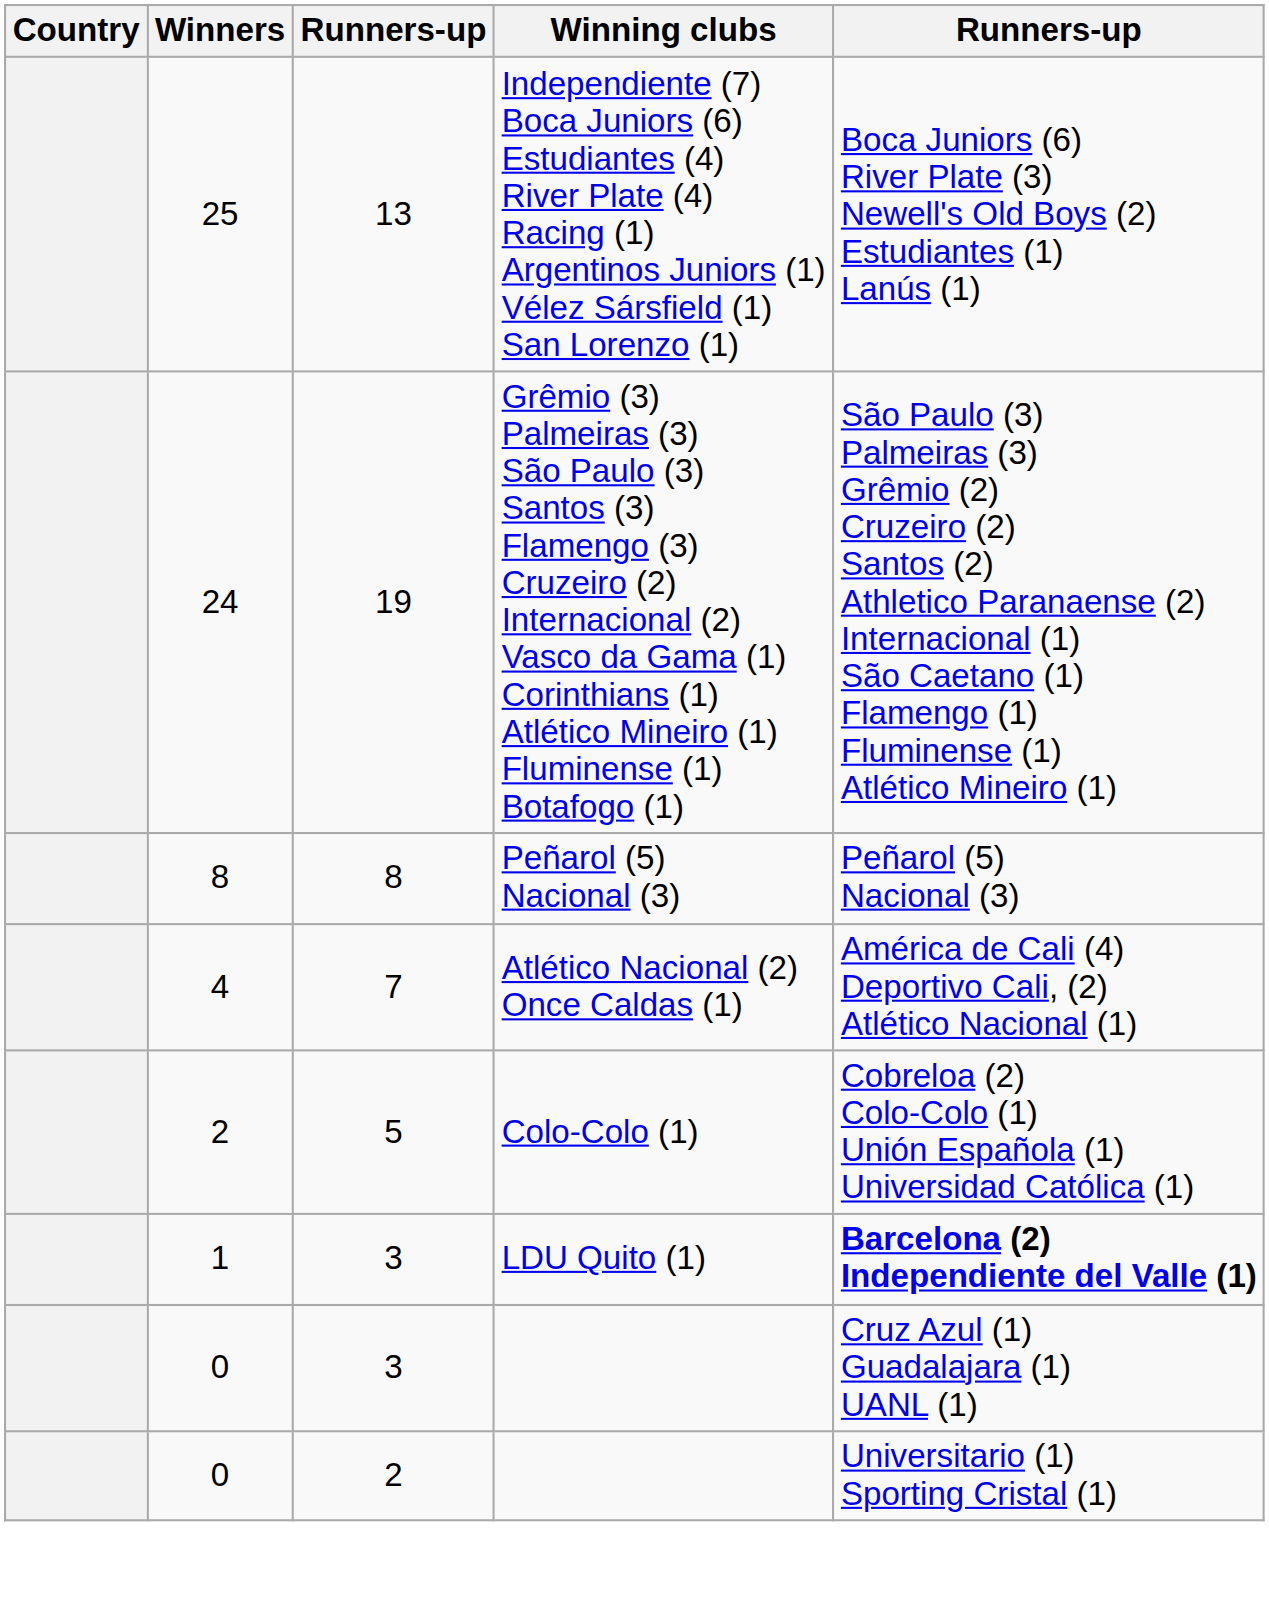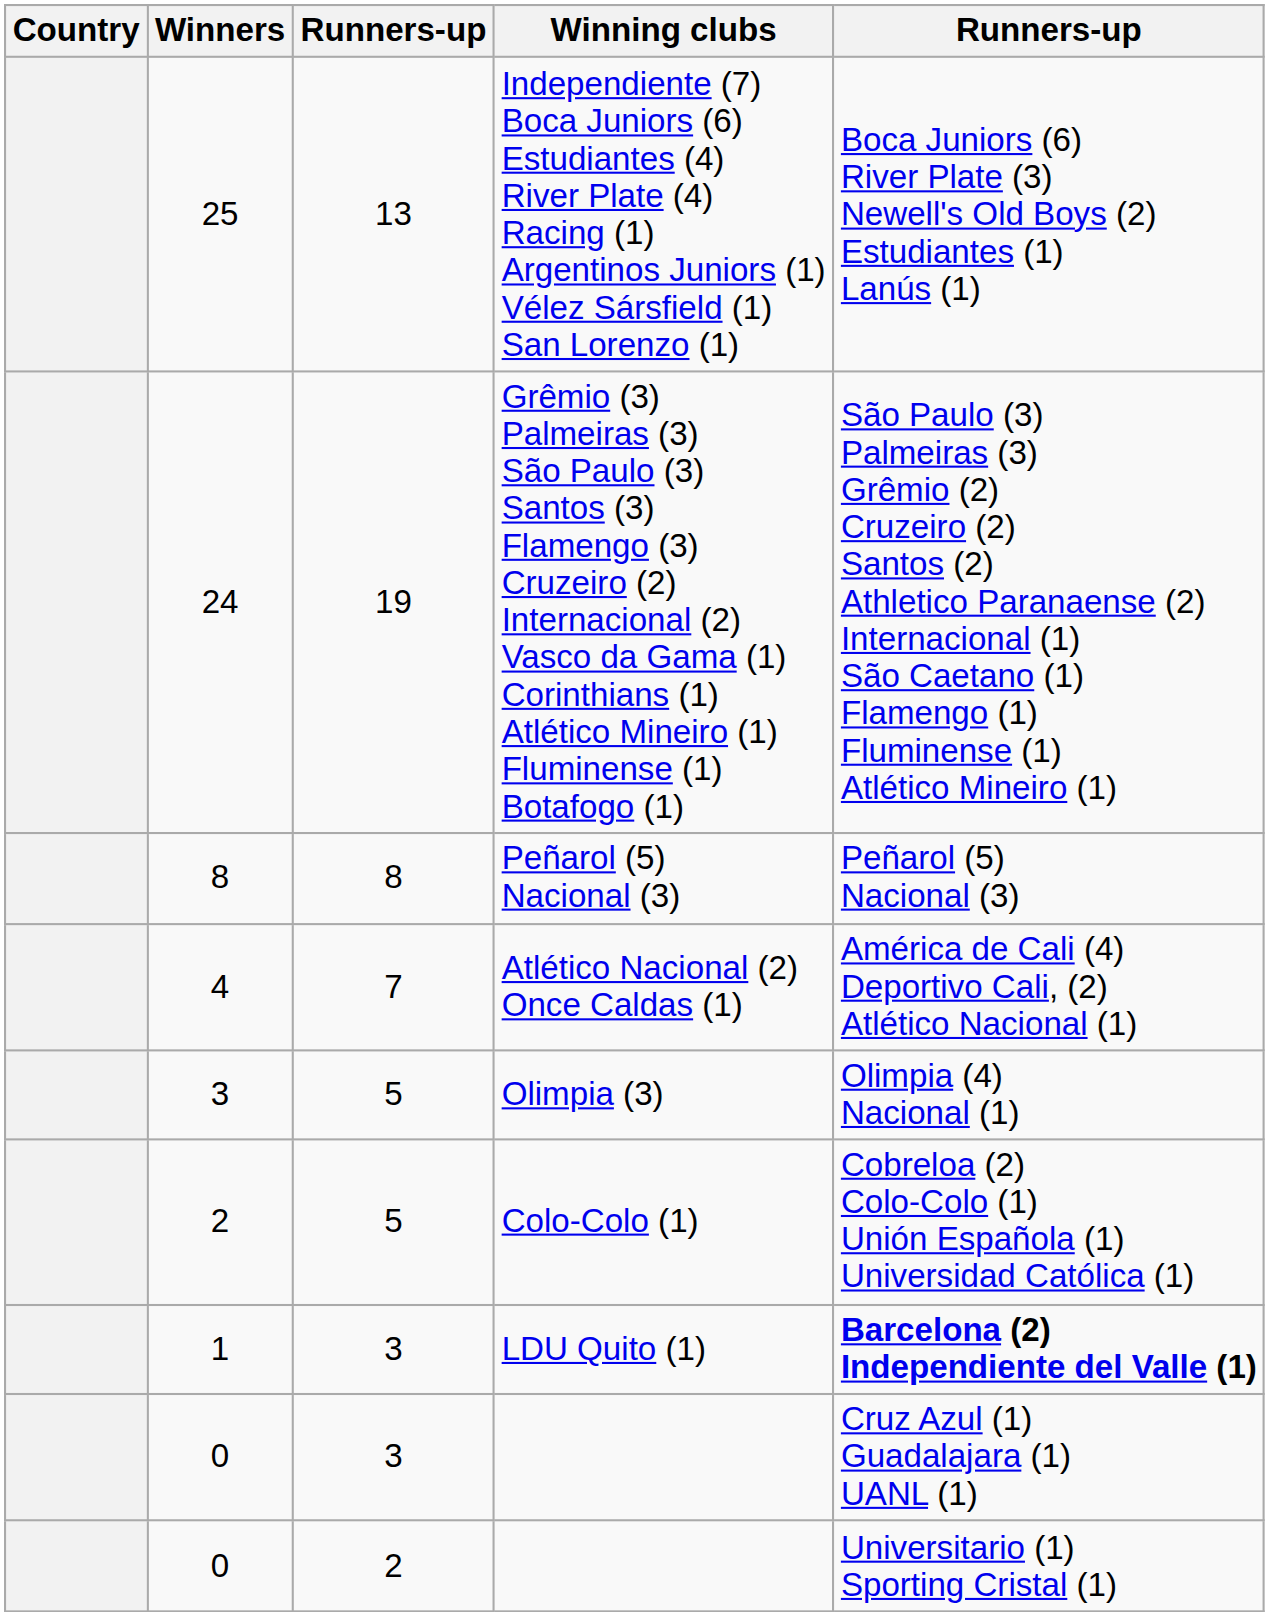+ row: (393, 1094)
